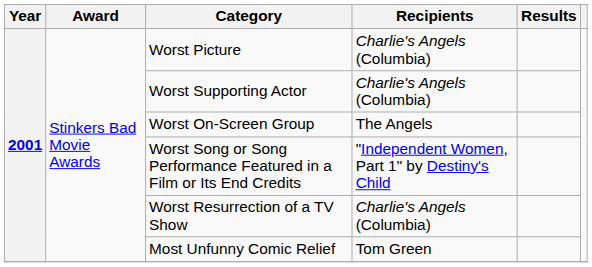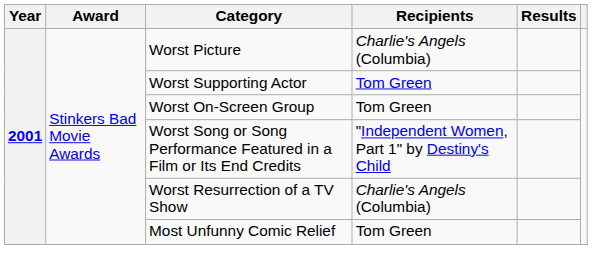(411, 91) Charlie's Angels (Columbia) -> (394, 82) Tom Green
(394, 124) The Angels -> (394, 107) Tom Green
